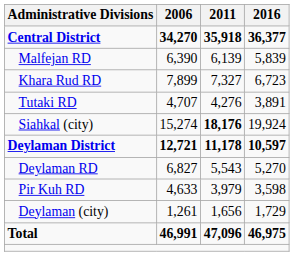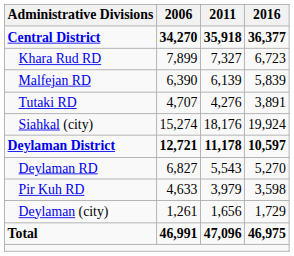rows swapped: (60, 80) <-> (55, 59)
(223, 124) bold -> (223, 124) normal
